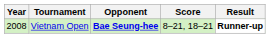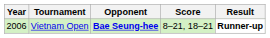(17, 26) 2008 -> (17, 26) 2006
